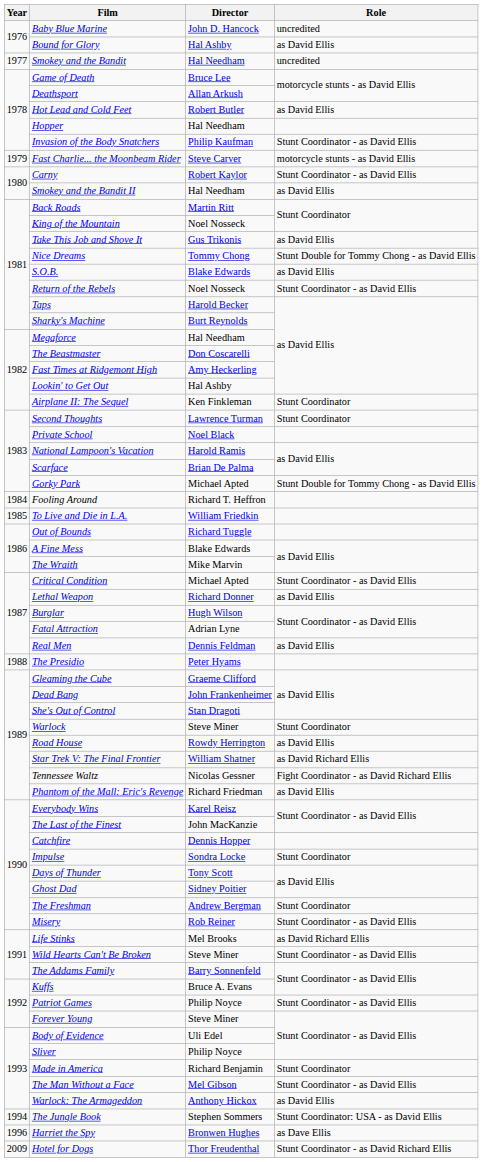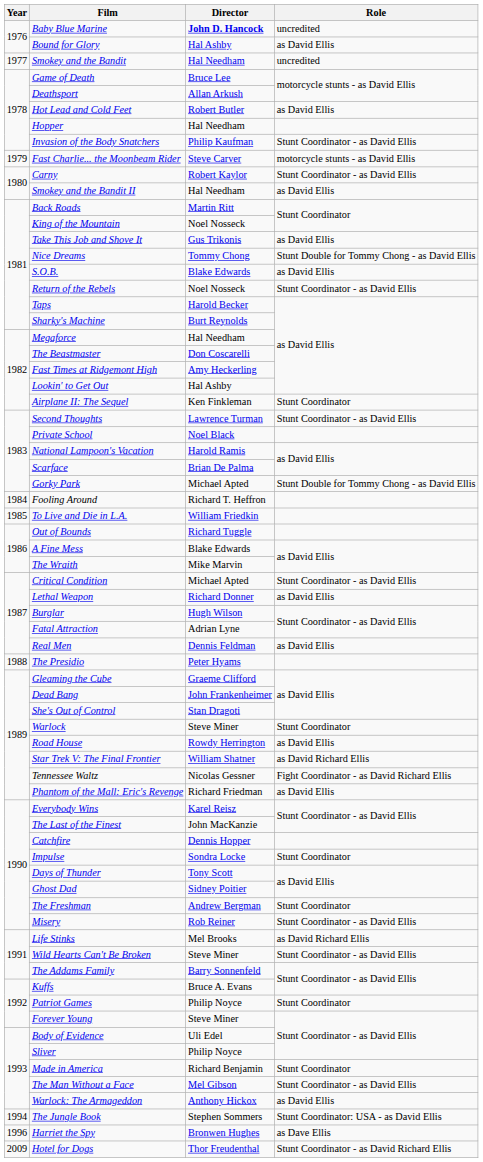(223, 28) normal -> (226, 28) bold
(314, 418) Stunt Coordinator -> (347, 418) Stunt Coordinator - as David Ellis
(347, 1003) Stunt Coordinator - as David Ellis -> (314, 1003) Stunt Coordinator
